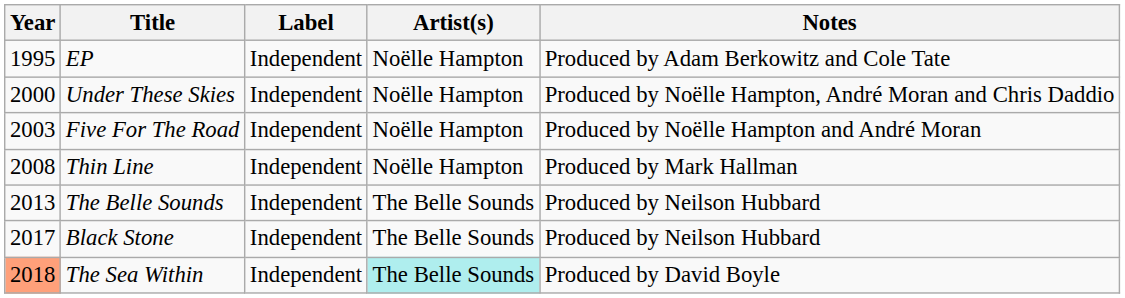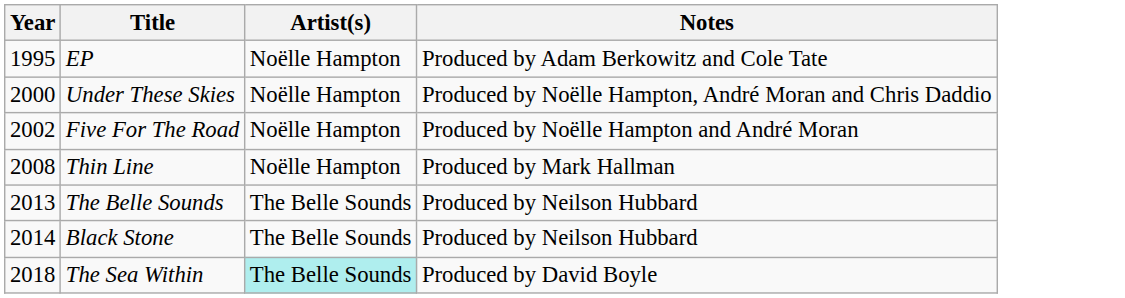- column: (306, 22)
(33, 130) 2003 -> (33, 130) 2002
(33, 238) 2017 -> (33, 238) 2014
(33, 274) lightsalmon background -> (33, 274) no background
